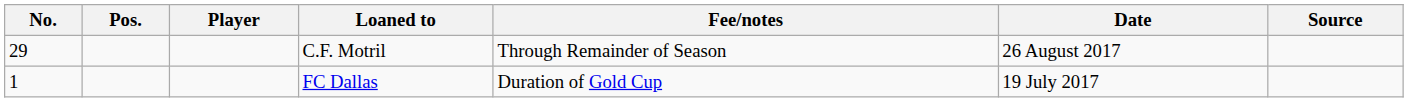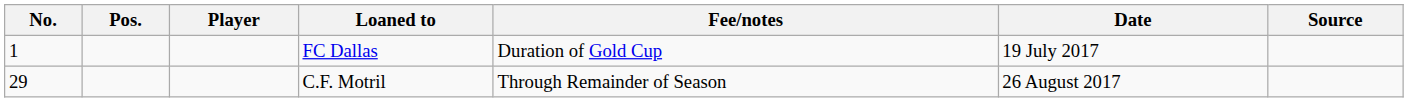rows swapped: (340, 81) <-> (344, 50)
